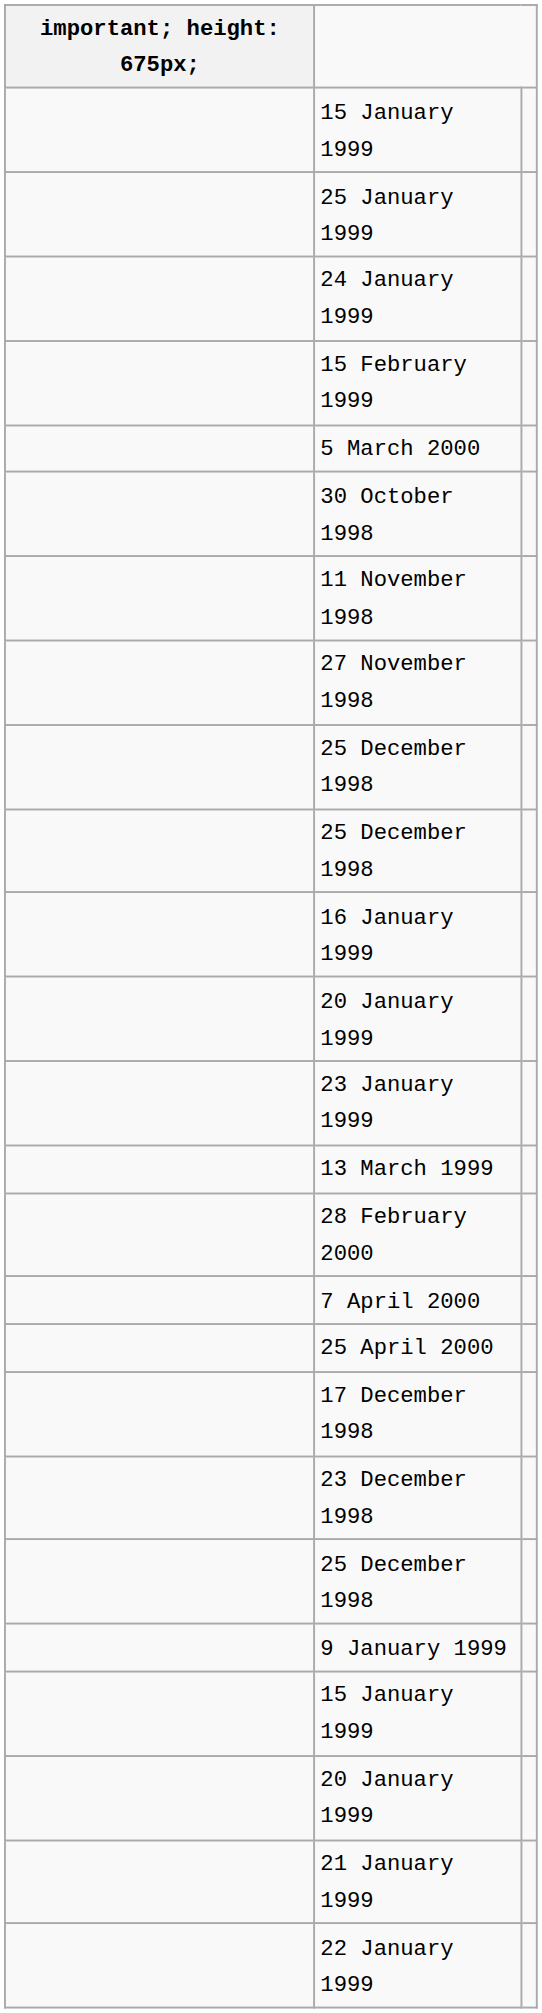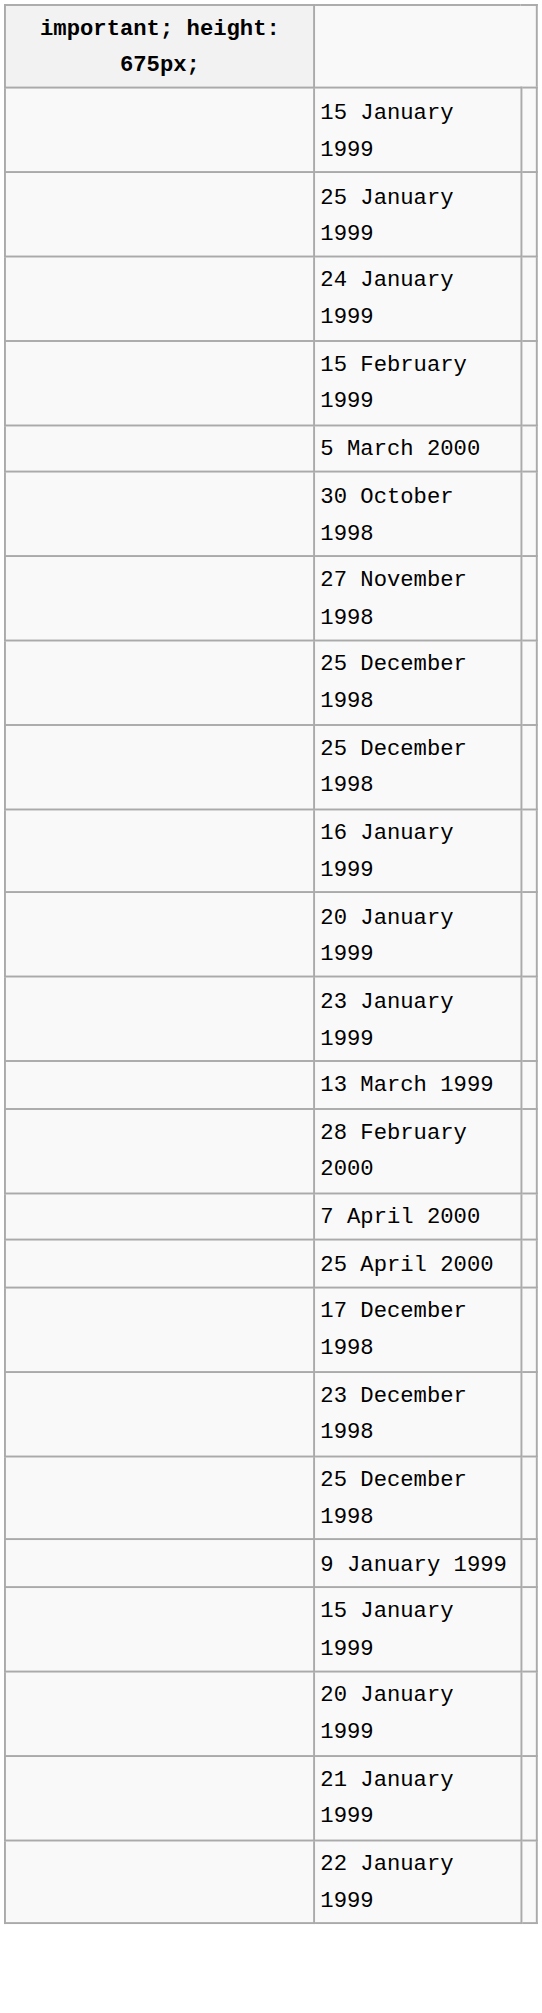- row: (160, 598)
